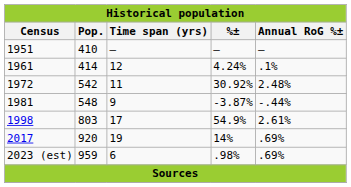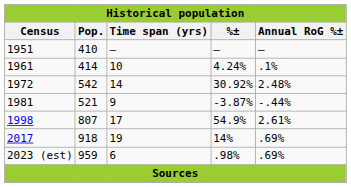(116, 67) 12 -> (116, 67) 10
(116, 85) 11 -> (116, 85) 14
(88, 102) 548 -> (88, 102) 521
(88, 120) 803 -> (88, 120) 807
(88, 138) 920 -> (88, 138) 918
